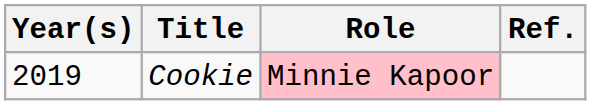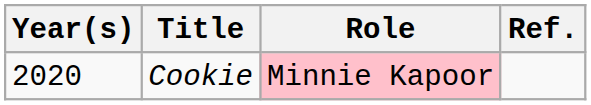(47, 76) 2019 -> (47, 76) 2020
